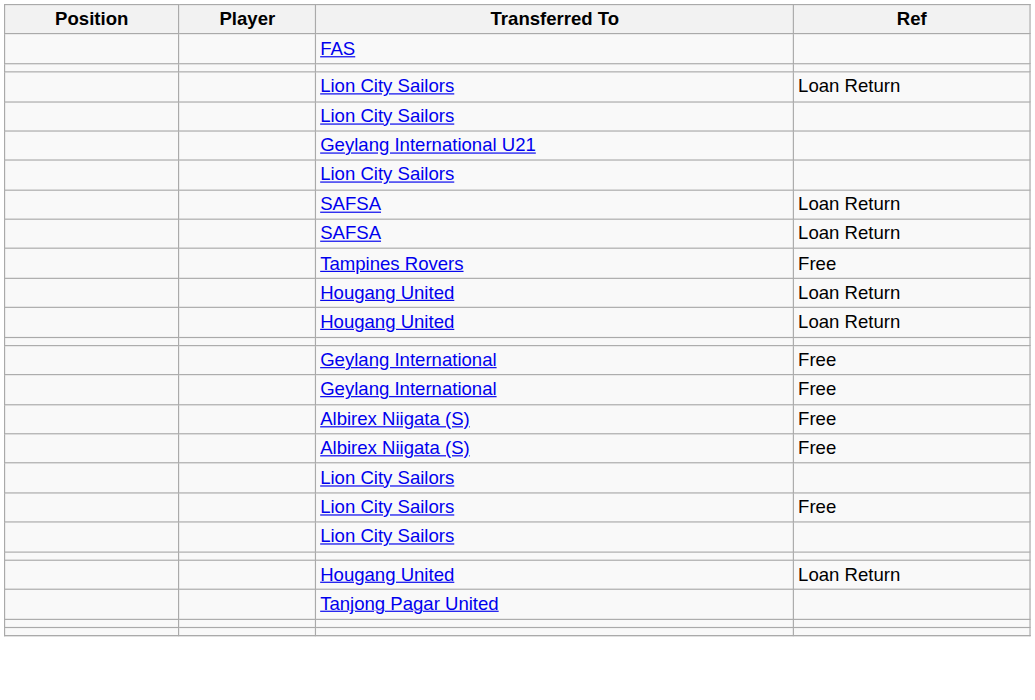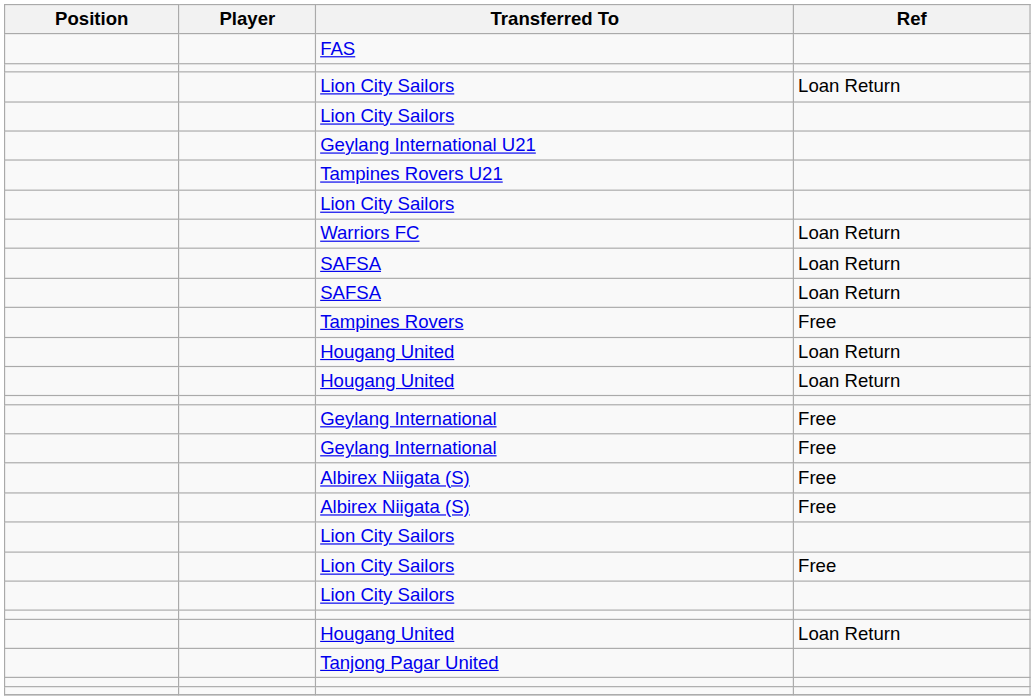+ row: (411, 174)
+ row: (370, 233)
